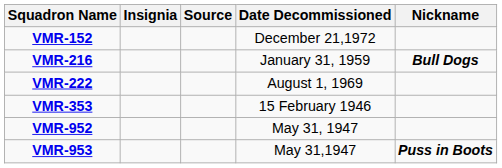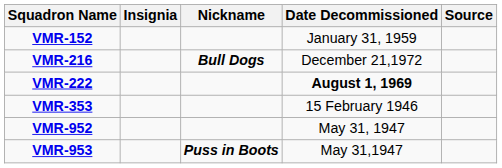columns swapped: (445, 15) <-> (208, 15)
(315, 38) December 21,1972 -> (362, 38) January 31, 1959
(315, 60) January 31, 1959 -> (362, 60) December 21,1972
(315, 83) normal -> (362, 83) bold
